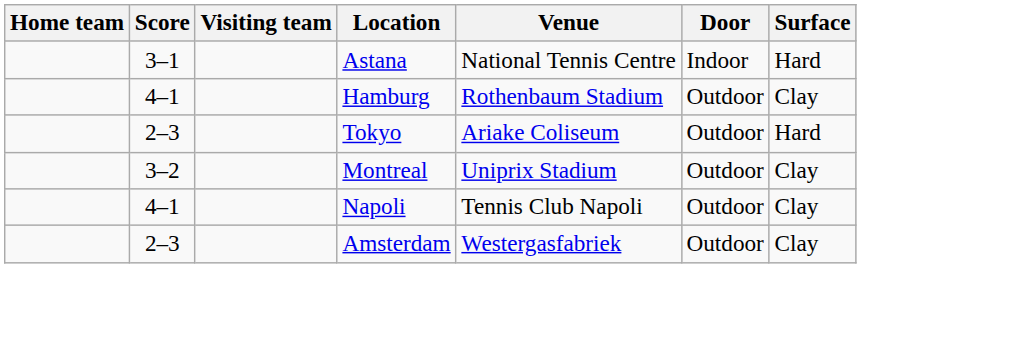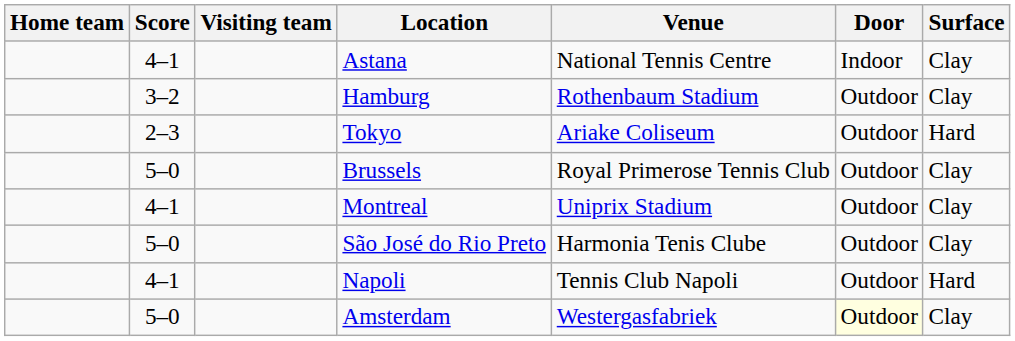(162, 59) 3–1 -> (162, 59) 4–1
(798, 59) Hard -> (951, 59) Clay
(162, 96) 4–1 -> (162, 96) 3–2
+ row: (382, 170)
(162, 170) 3–2 -> (162, 206) 4–1
+ row: (444, 243)
(796, 206) Clay -> (952, 280) Hard
(162, 243) 2–3 -> (162, 317) 5–0
(725, 243) no background -> (879, 317) lightyellow background
